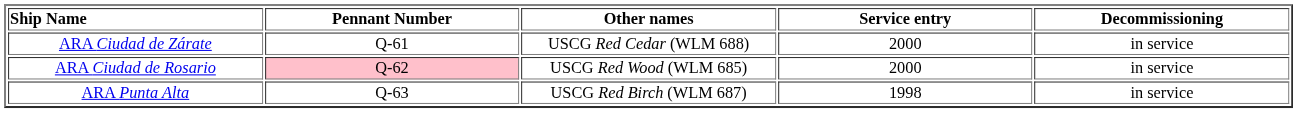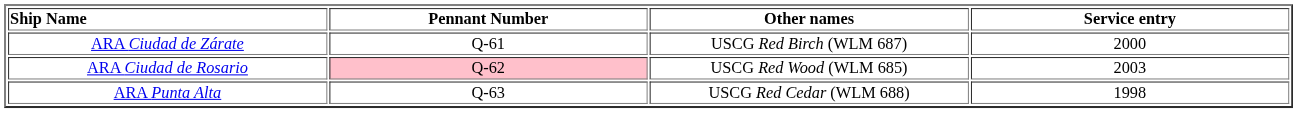- column: (1162, 19)
(649, 43) USCG Red Cedar (WLM 688) -> (809, 43) USCG Red Birch (WLM 687)
(905, 68) 2000 -> (1130, 68) 2003
(649, 92) USCG Red Birch (WLM 687) -> (809, 92) USCG Red Cedar (WLM 688)
